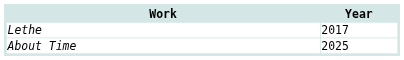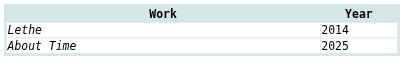(335, 30) 2017 -> (335, 30) 2014
